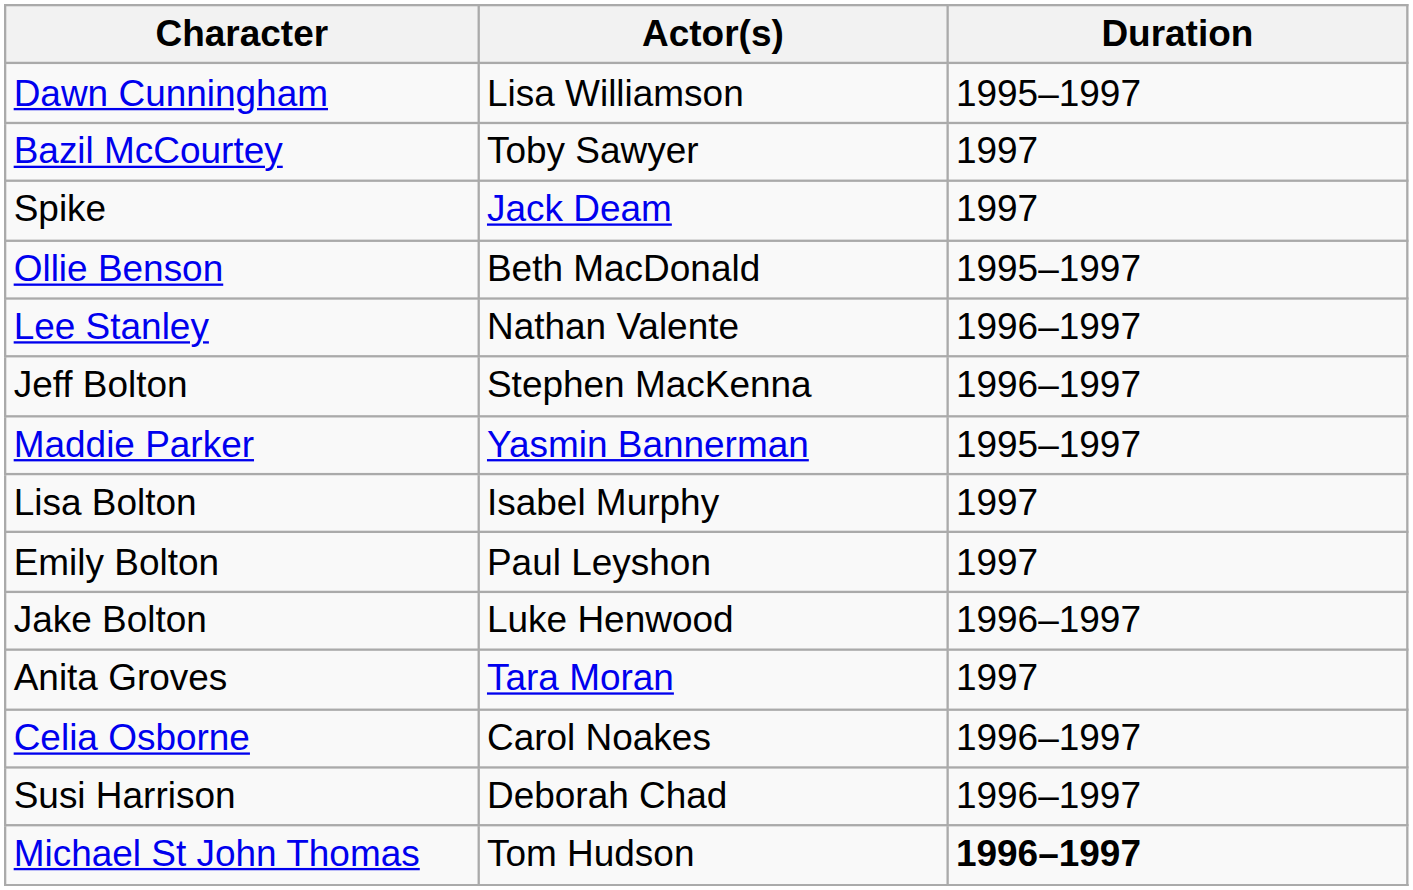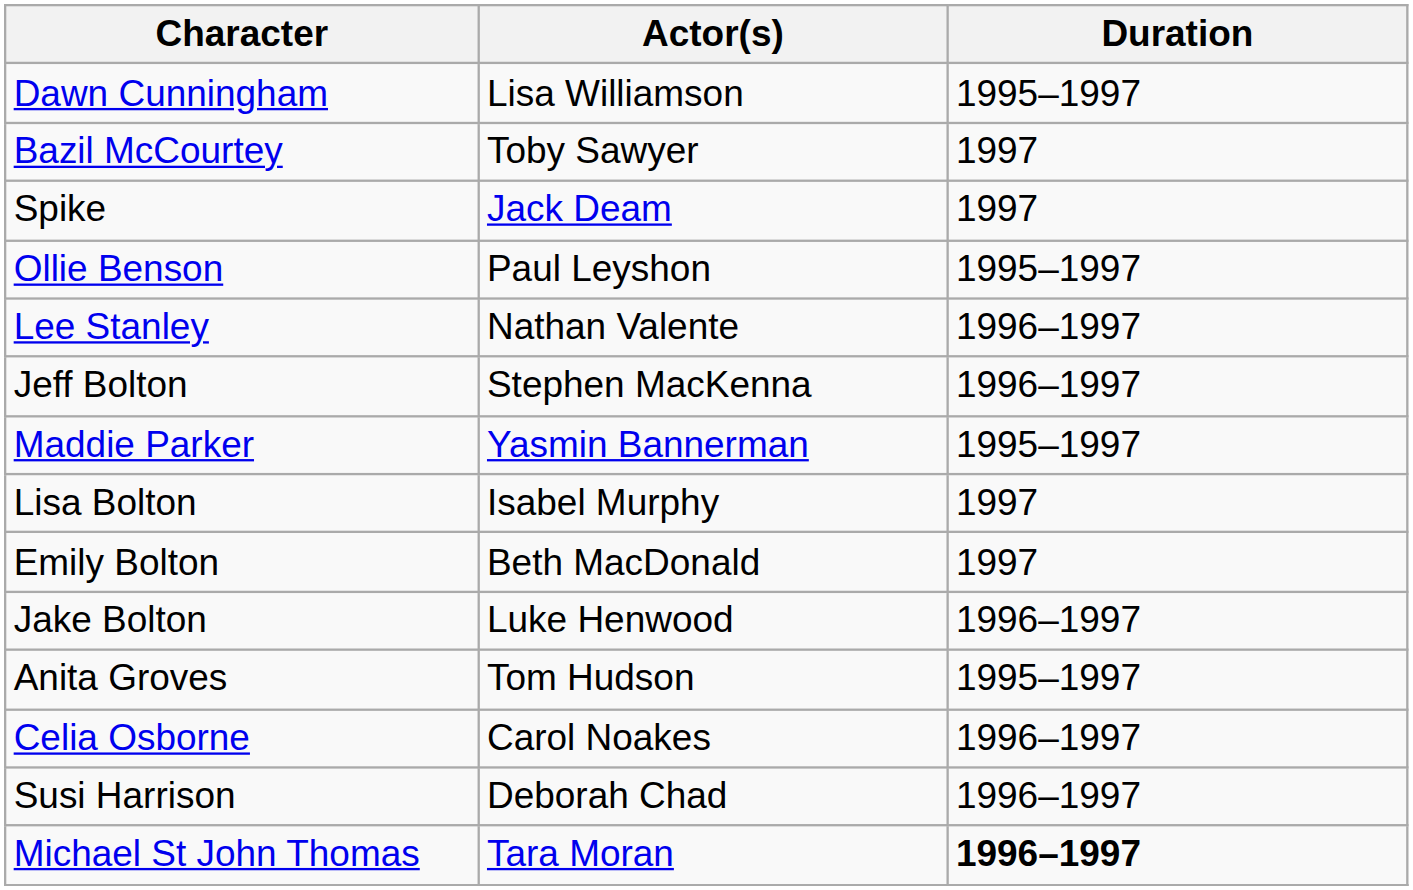(624, 268) Beth MacDonald -> (599, 268) Paul Leyshon
(599, 561) Paul Leyshon -> (624, 561) Beth MacDonald
(580, 678) Tara Moran -> (591, 678) Tom Hudson
(997, 678) 1997 -> (1048, 678) 1995–1997
(591, 854) Tom Hudson -> (580, 854) Tara Moran
